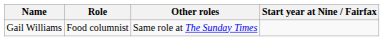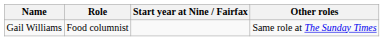columns swapped: (195, 12) <-> (319, 12)
